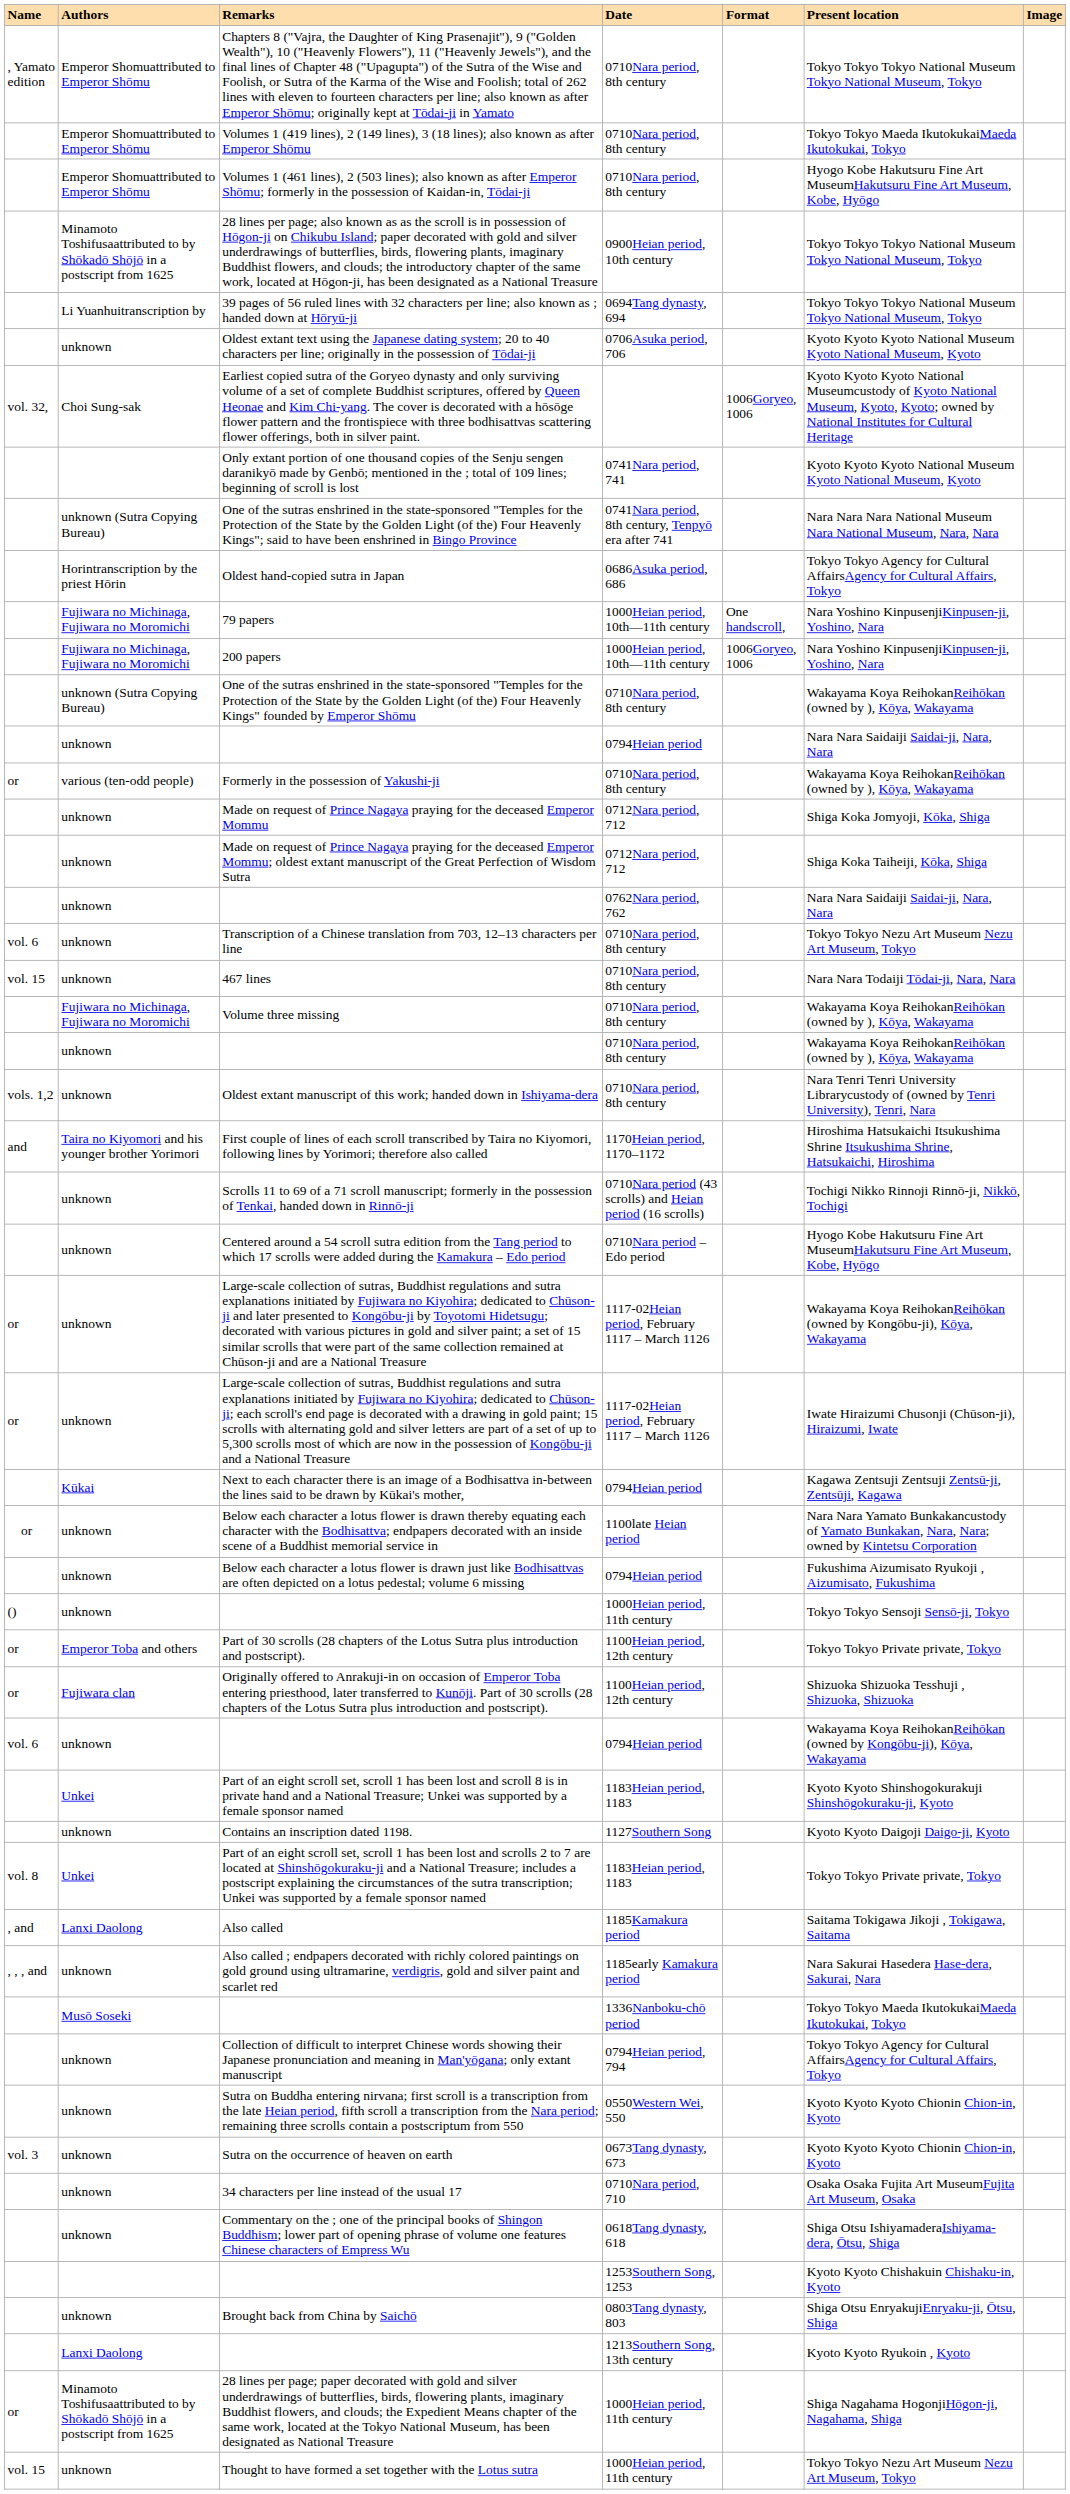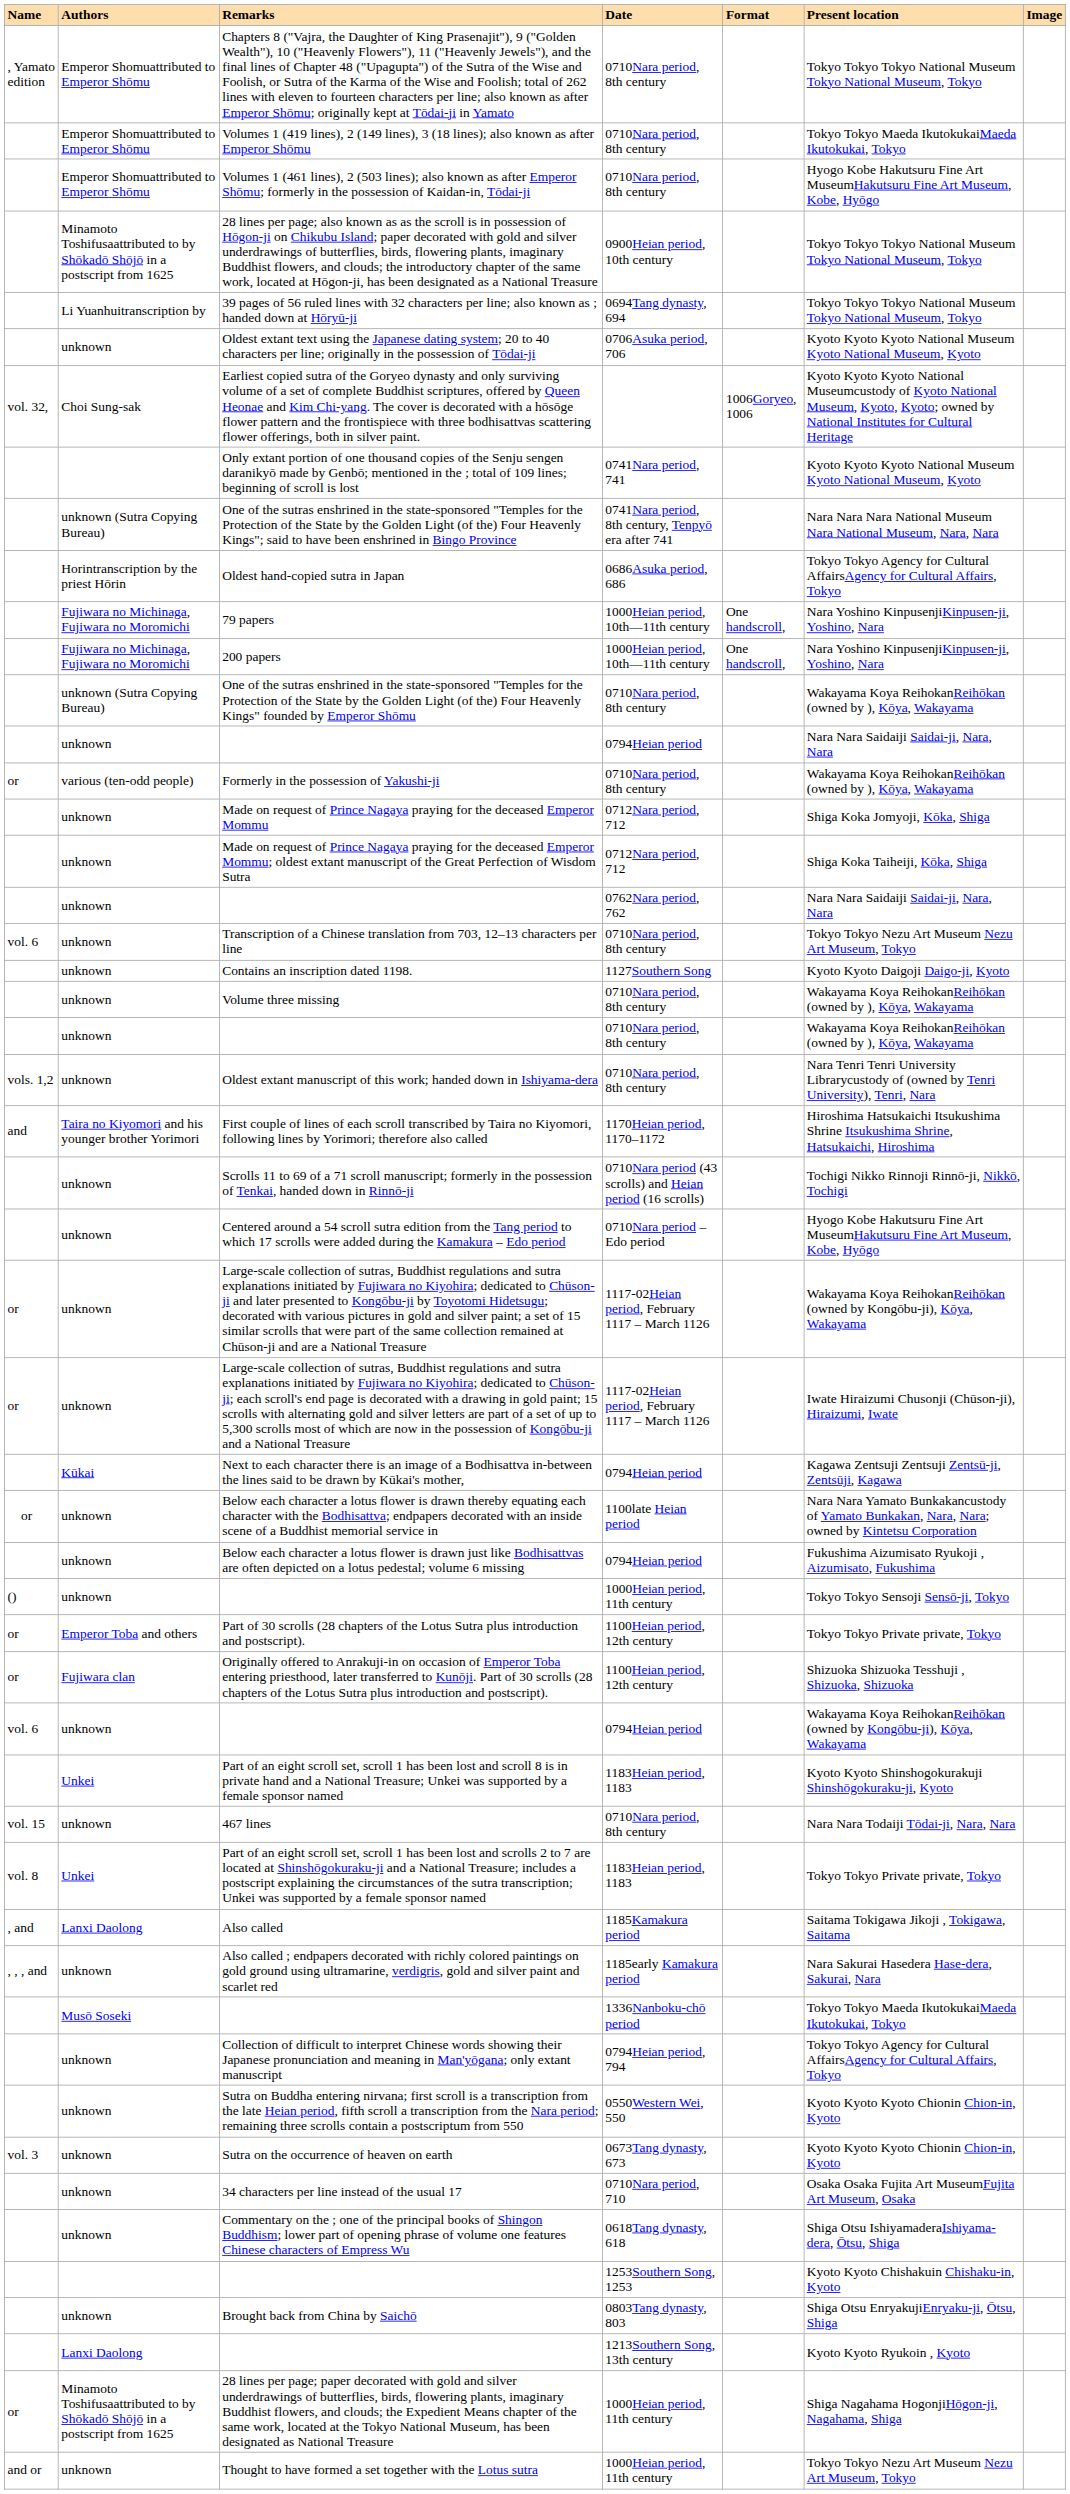(761, 656) 1006Goryeo, 1006 -> (756, 656) One handscroll,
rows swapped: (247, 978) <-> (317, 1831)
(126, 1014) Fujiwara no Michinaga, Fujiwara no Moromichi -> (86, 999) unknown
(26, 2470) vol. 15 -> (25, 2470) and or
